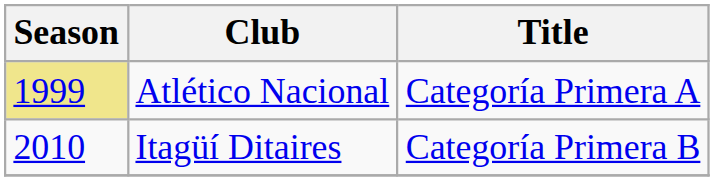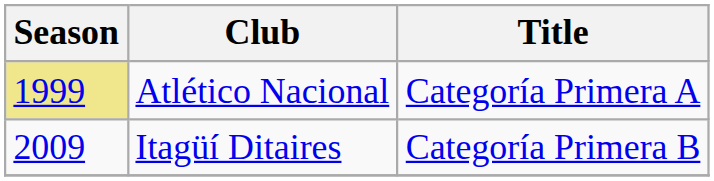(49, 146) 2010 -> (49, 146) 2009
